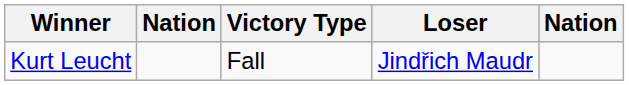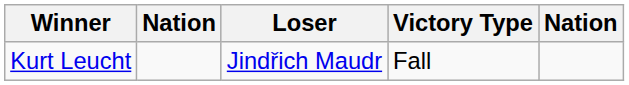columns swapped: (297, 23) <-> (455, 23)
